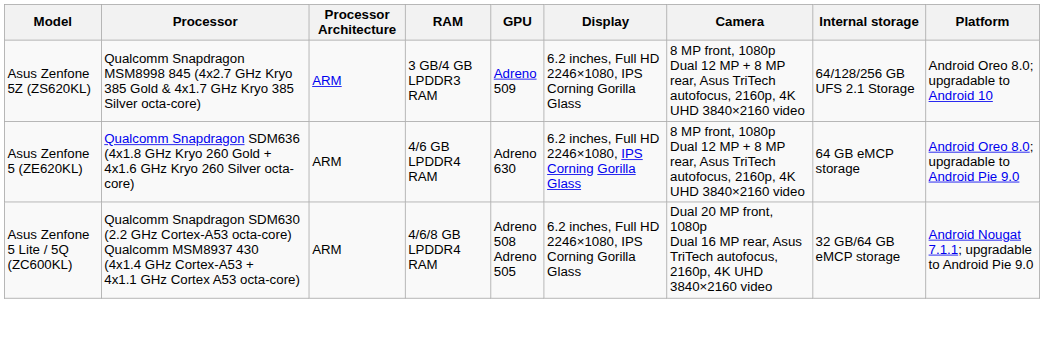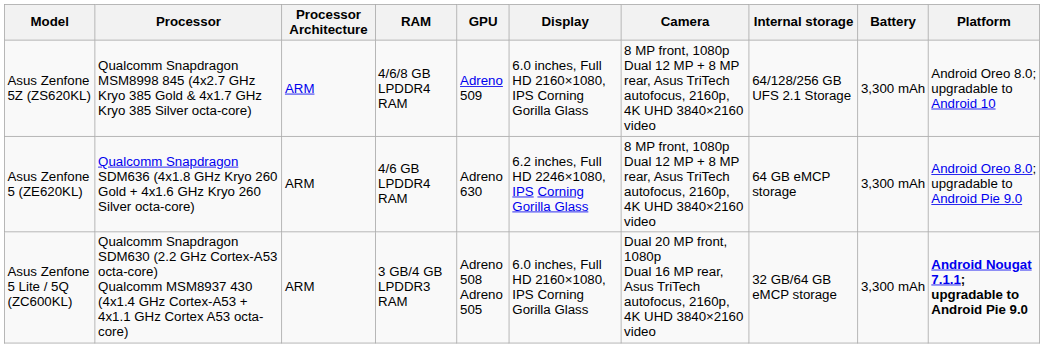+ column: (893, 22)
(440, 80) 3 GB/4 GB LPDDR3 RAM -> (404, 88) 4/6/8 GB LPDDR4 RAM
(603, 80) 6.2 inches, Full HD 2246×1080, IPS Corning Gorilla Glass -> (559, 88) 6.0 inches, Full HD 2160×1080, IPS Corning Gorilla Glass
(434, 250) 4/6/8 GB LPDDR4 RAM -> (410, 287) 3 GB/4 GB LPDDR3 RAM
(603, 250) 6.2 inches, Full HD 2246×1080, IPS Corning Gorilla Glass -> (559, 287) 6.0 inches, Full HD 2160×1080, IPS Corning Gorilla Glass
(981, 250) normal -> (981, 287) bold
